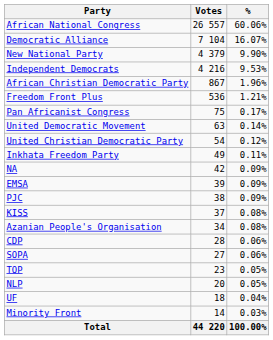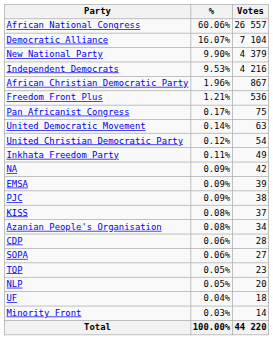columns swapped: (209, 12) <-> (248, 12)
